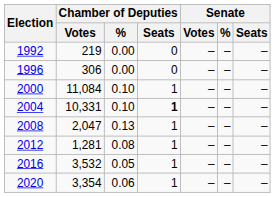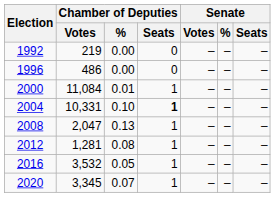(92, 70) 306 -> (92, 70) 486
(123, 88) 0.10 -> (123, 88) 0.01
(87, 182) 3,354 -> (87, 182) 3,345
(123, 182) 0.06 -> (123, 182) 0.07
